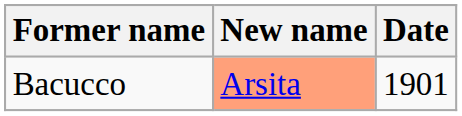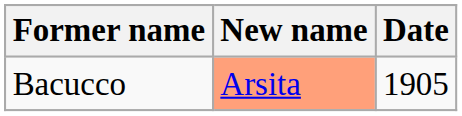(416, 82) 1901 -> (416, 82) 1905
